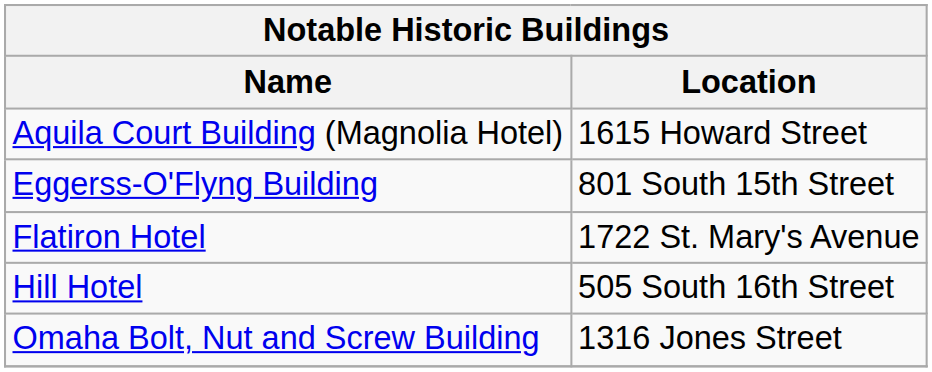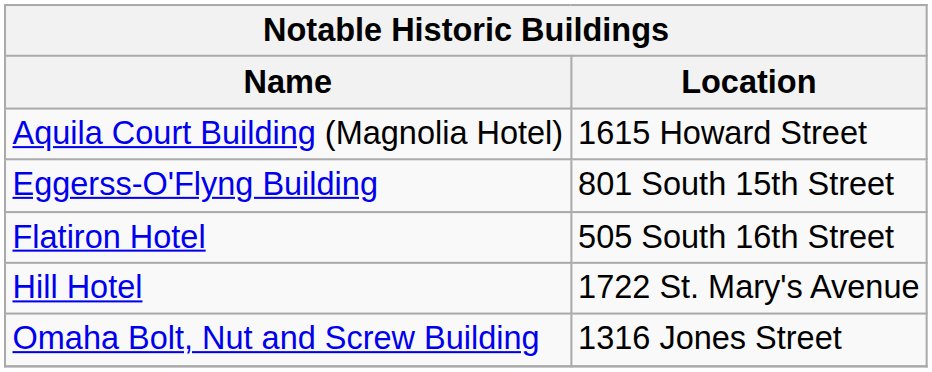(749, 236) 1722 St. Mary's Avenue -> (736, 236) 505 South 16th Street
(736, 287) 505 South 16th Street -> (749, 287) 1722 St. Mary's Avenue
